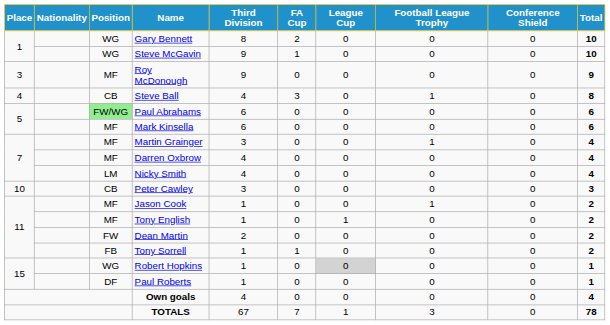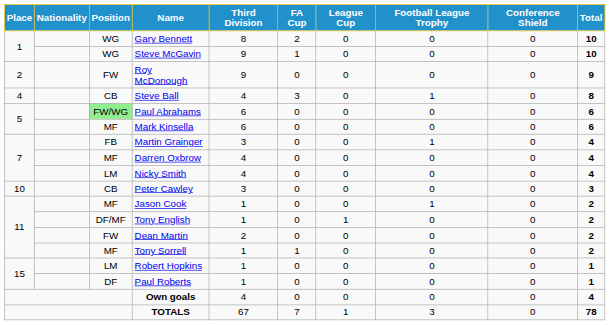(19, 75) 3 -> (19, 75) 2
(111, 75) MF -> (111, 75) FW
(111, 143) MF -> (111, 143) FB
(111, 220) MF -> (111, 220) DF/MF
(111, 251) FB -> (111, 251) MF
(111, 266) WG -> (111, 266) LM
(346, 266) lightgrey background -> (346, 266) no background
